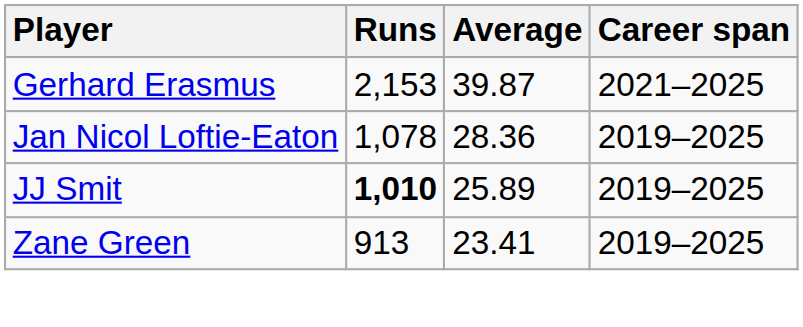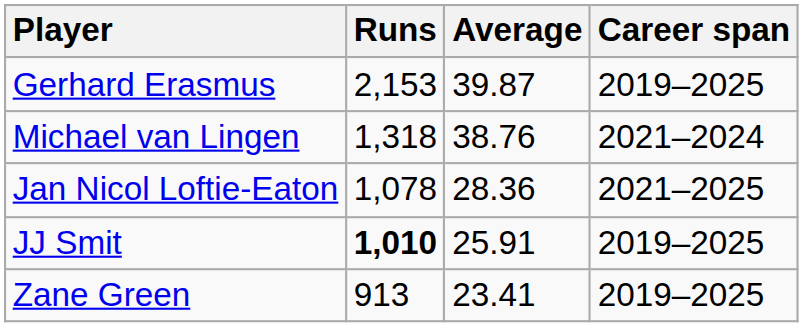(681, 83) 2021–2025 -> (681, 83) 2019–2025
+ row: (156, 136)
(681, 136) 2019–2025 -> (681, 189) 2021–2025
(494, 189) 25.89 -> (494, 242) 25.91
